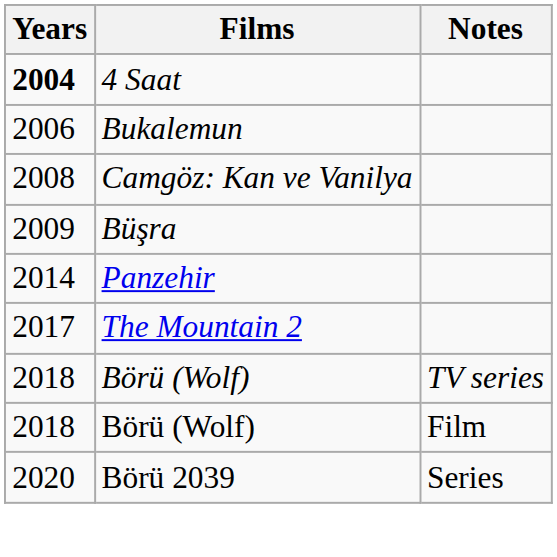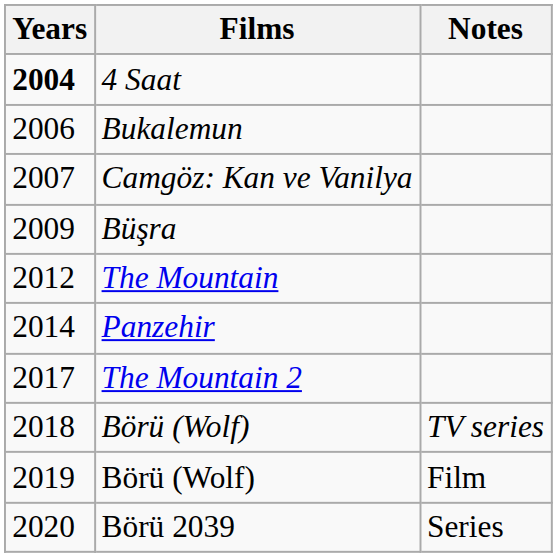(44, 178) 2008 -> (44, 178) 2007
+ row: (190, 278)
(44, 427) 2018 -> (44, 476) 2019
